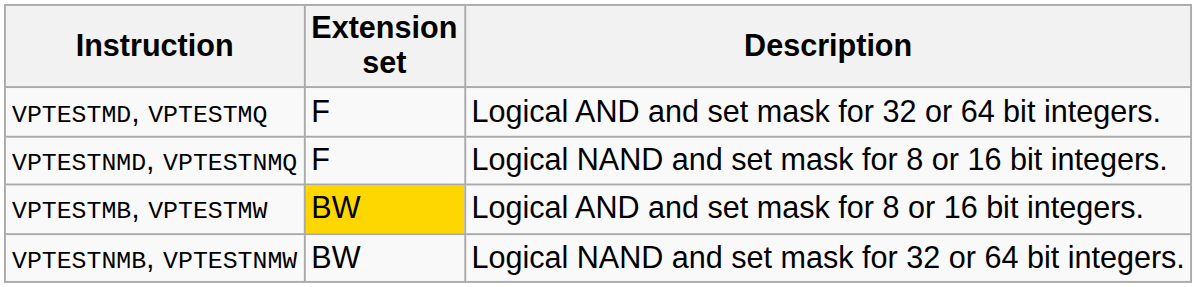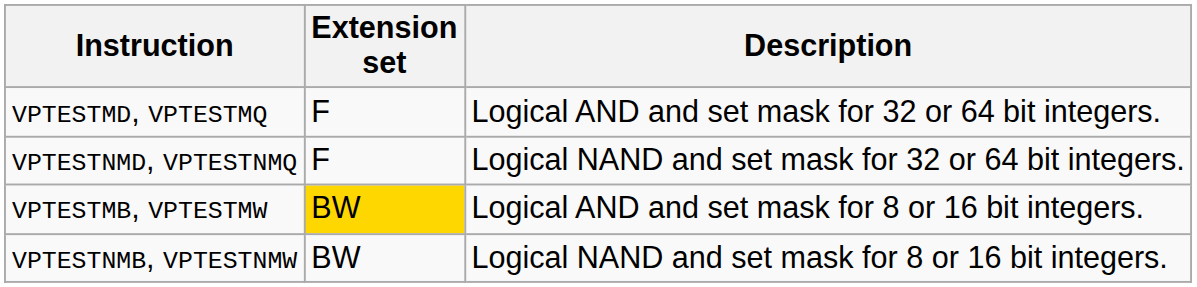(820, 160) Logical NAND and set mask for 8 or 16 bit integers. -> (828, 160) Logical NAND and set mask for 32 or 64 bit integers.
(828, 256) Logical NAND and set mask for 32 or 64 bit integers. -> (820, 256) Logical NAND and set mask for 8 or 16 bit integers.
